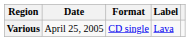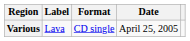columns swapped: (74, 12) <-> (166, 12)
